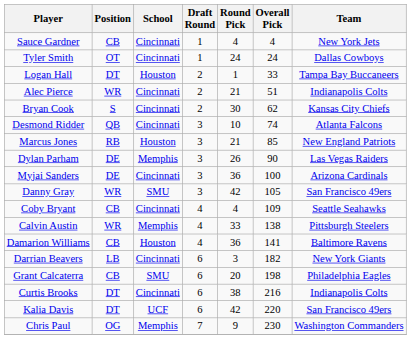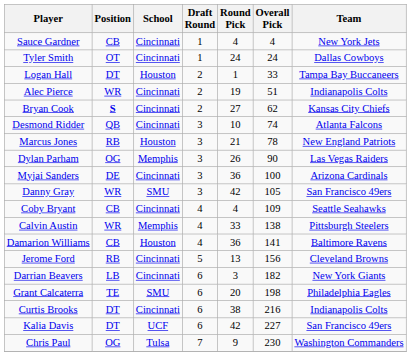(235, 91) 21 -> (235, 91) 19
(113, 108) normal -> (113, 108) bold
(235, 108) 30 -> (235, 108) 27
(272, 141) 85 -> (272, 141) 78
(113, 158) DE -> (113, 158) OG
+ row: (48, 259)
(113, 275) CB -> (113, 292) TE
(272, 309) 220 -> (272, 326) 227
(158, 326) Memphis -> (158, 342) Tulsa
